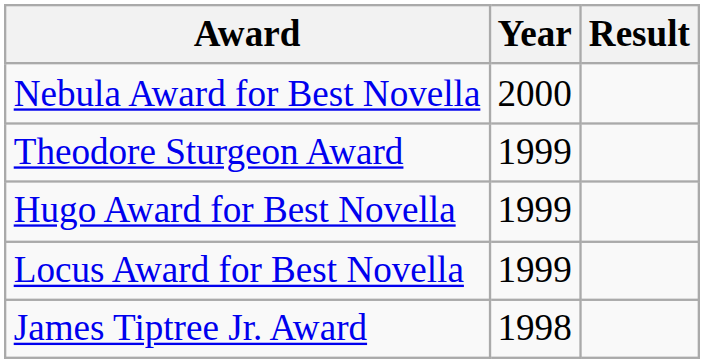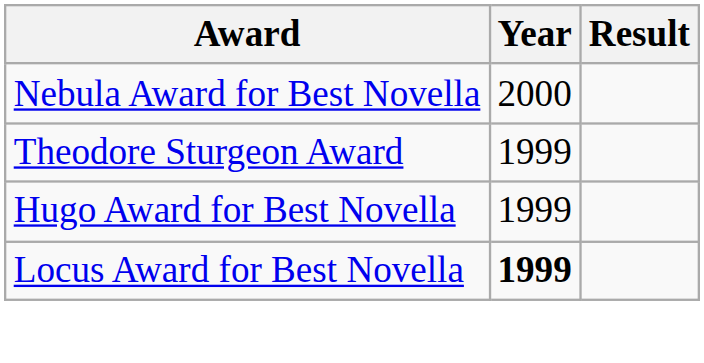(535, 269) normal -> (535, 269) bold
- row: (190, 328)
